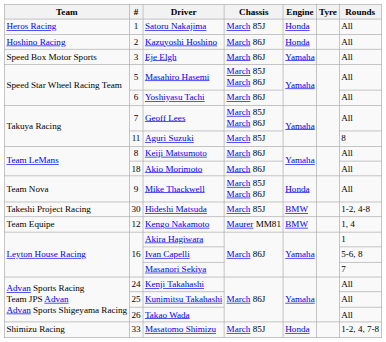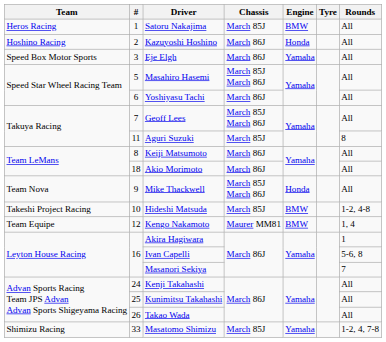(297, 26) Honda -> (297, 26) BMW
(136, 209) 30 -> (136, 209) 10
(297, 329) Honda -> (300, 329) Yamaha
